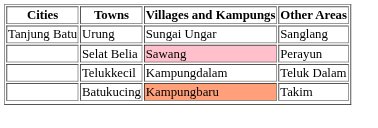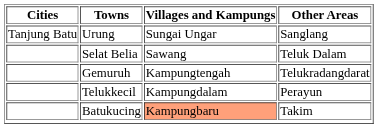(166, 53) pink background -> (166, 53) no background
(301, 53) Perayun -> (313, 53) Teluk Dalam
+ row: (106, 72)
(313, 72) Teluk Dalam -> (301, 92) Perayun
